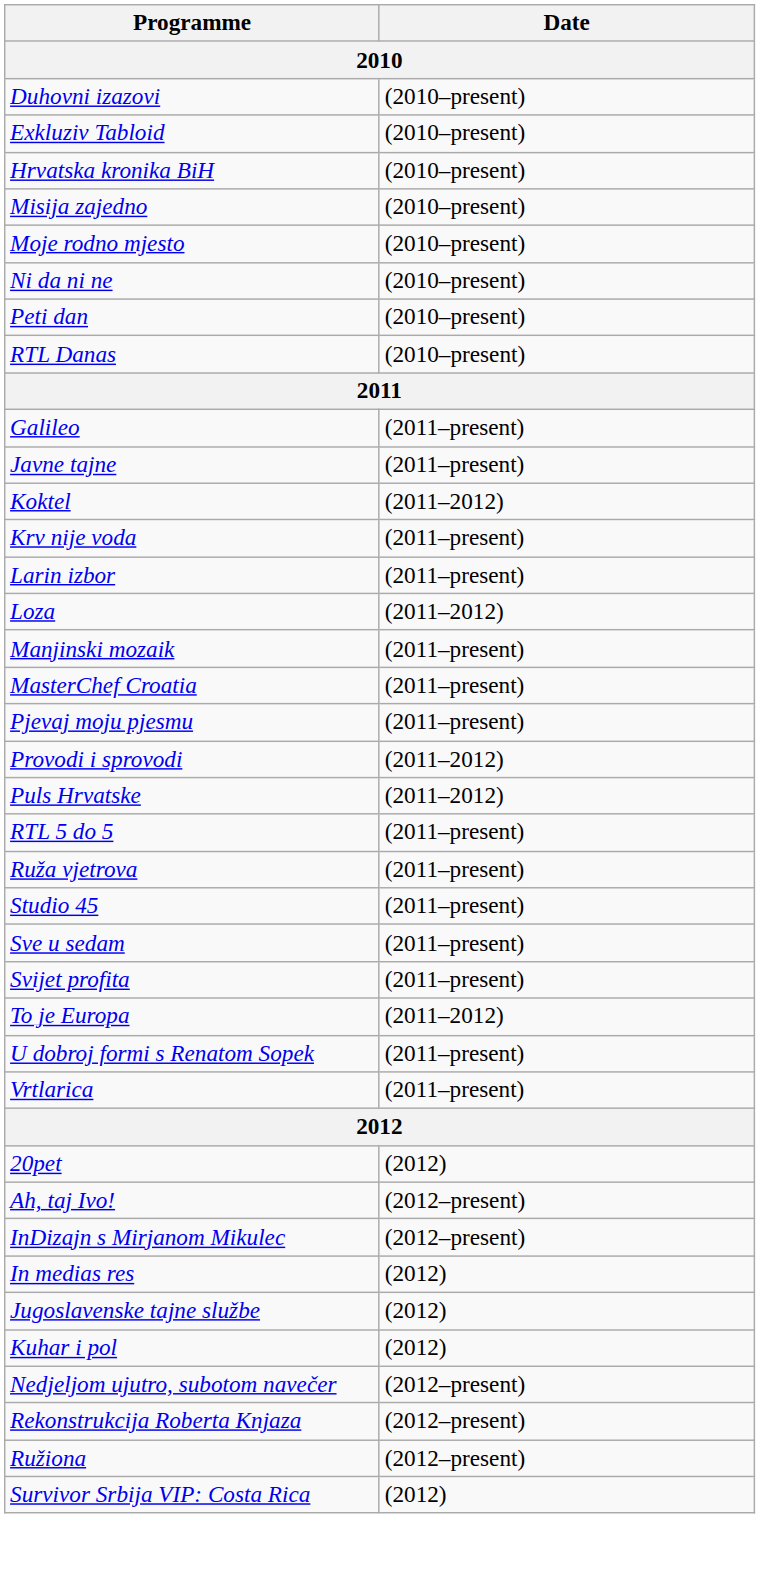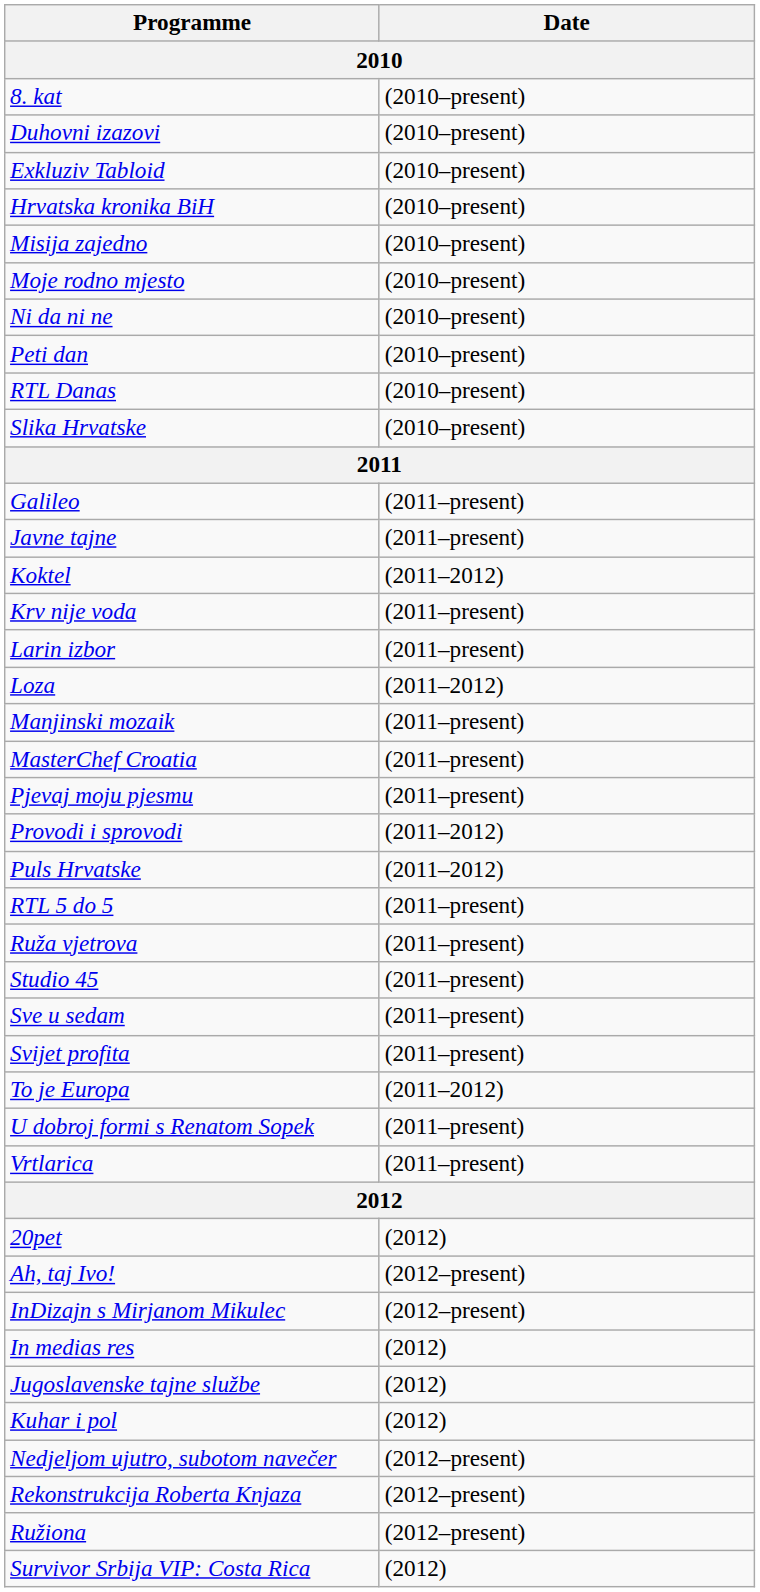+ row: (36, 96)
+ row: (78, 427)
